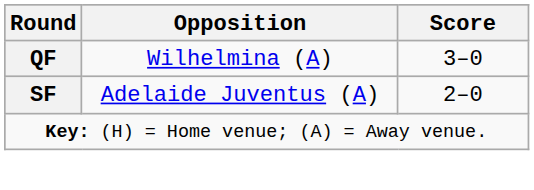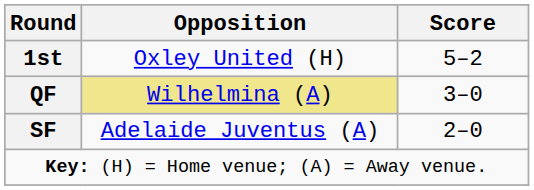+ row: (43, 59)
(240, 59) no background -> (240, 95) khaki background
